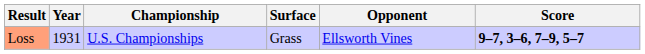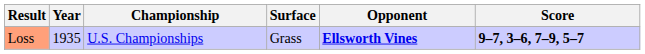(67, 37) 1931 -> (67, 37) 1935
(367, 37) normal -> (370, 37) bold
